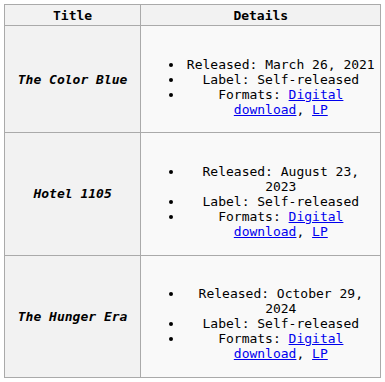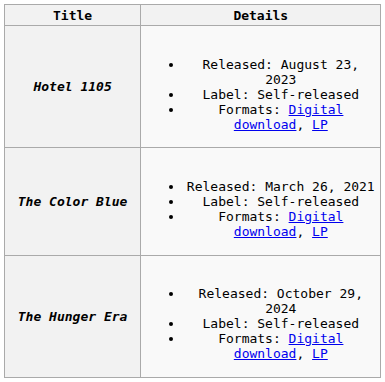rows swapped: (73, 79) <-> (73, 194)
